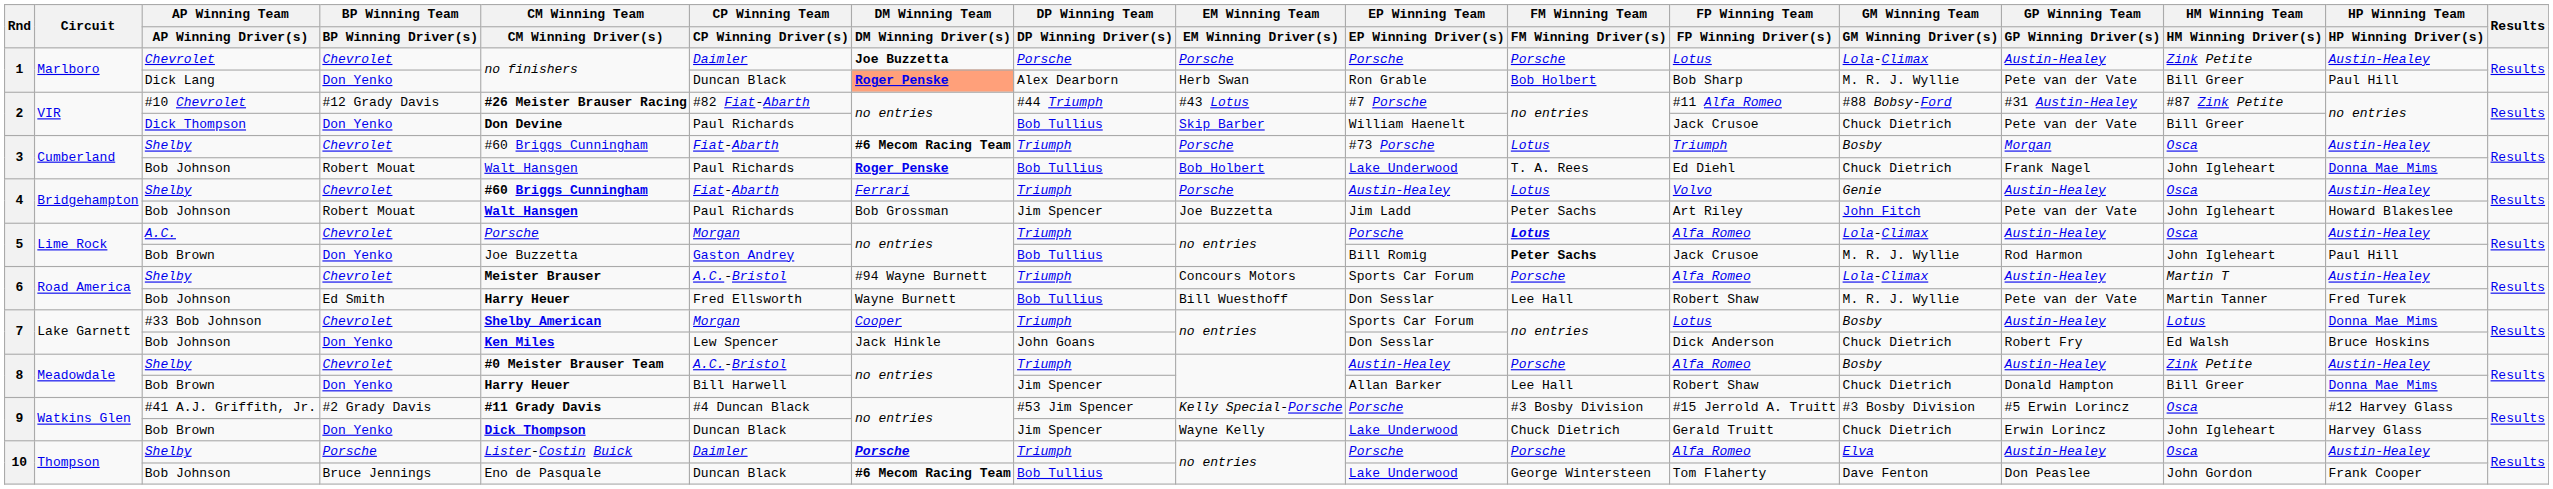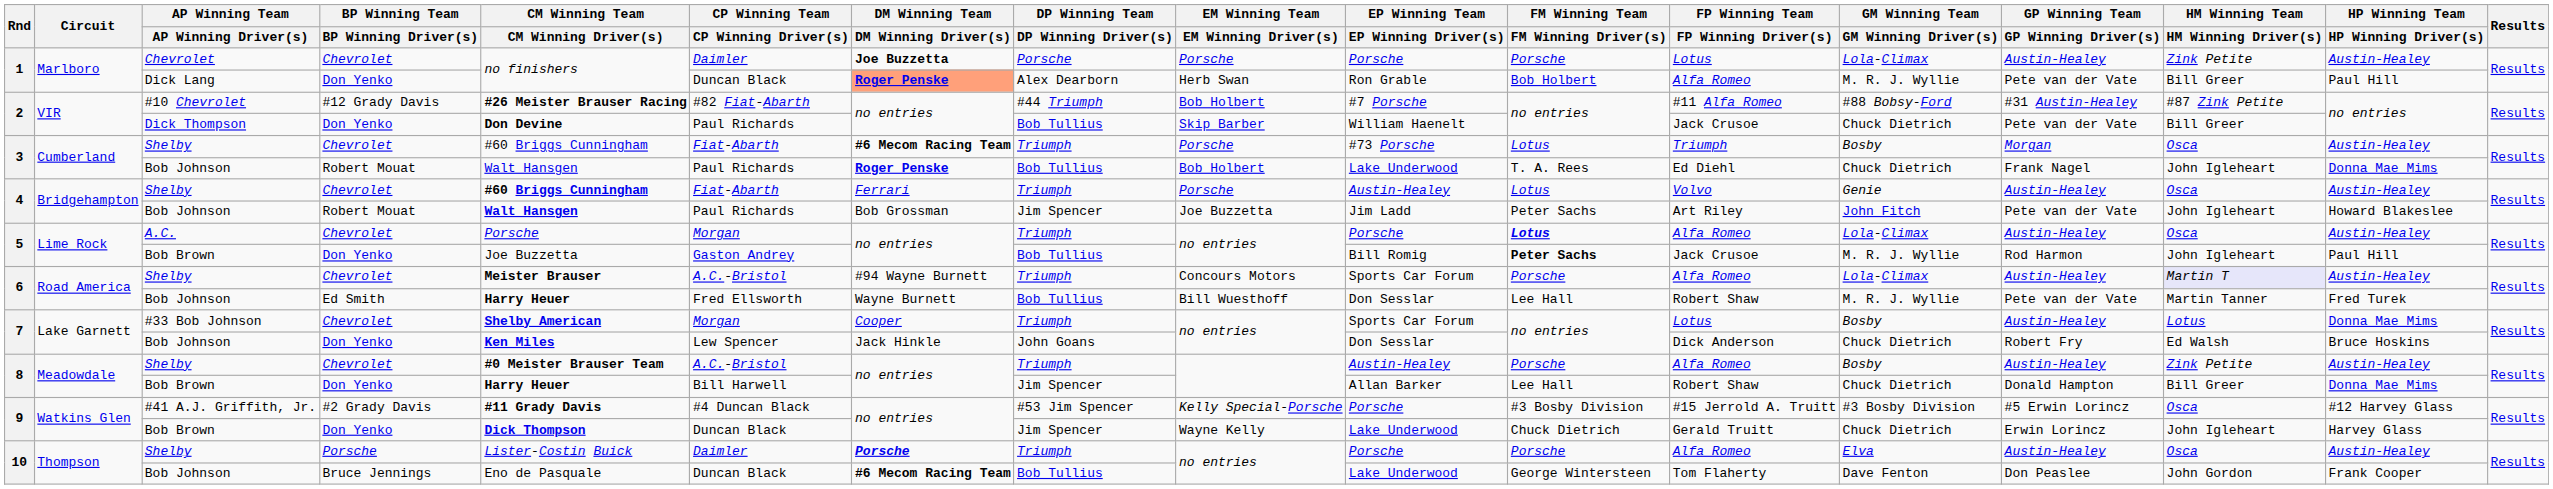(1708, 81) Bob Sharp -> (1712, 81) Alfa Romeo
(1214, 102) #43 Lotus -> (1222, 102) Bob Holbert
(2198, 277) no background -> (2198, 277) lavender background
